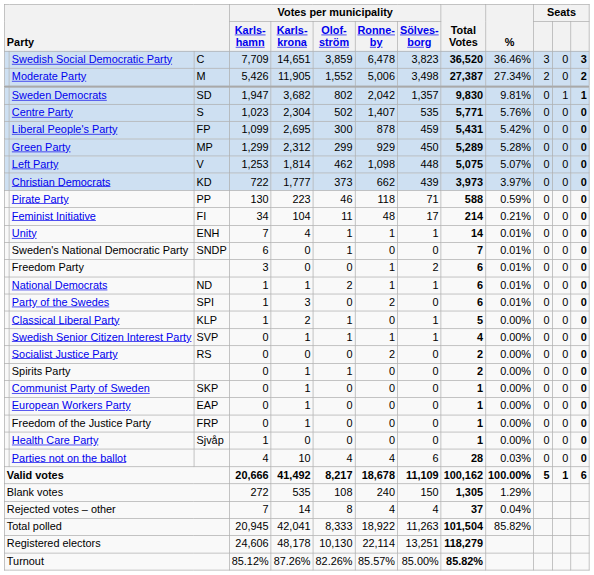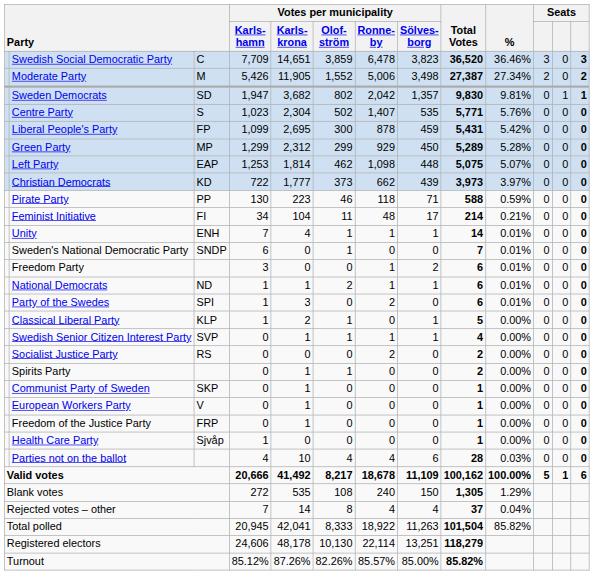(200, 164) V -> (207, 164) EAP
(207, 406) EAP -> (200, 406) V
